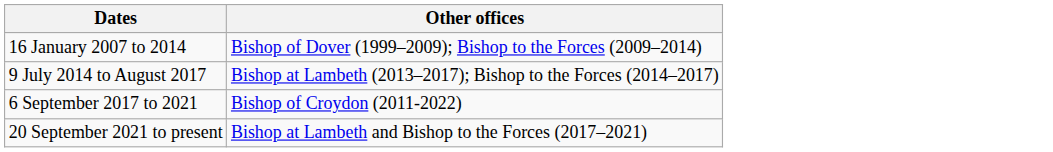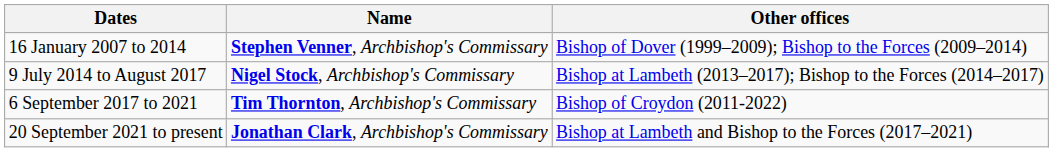+ column: (389, 18)
